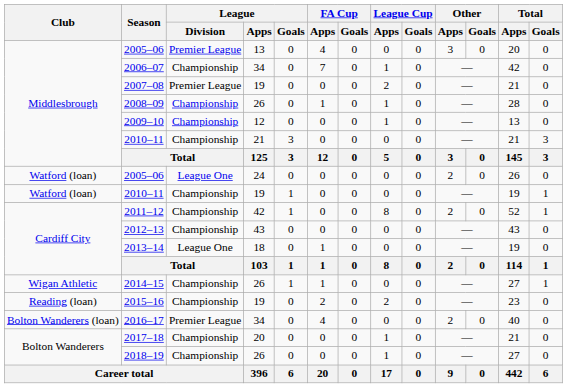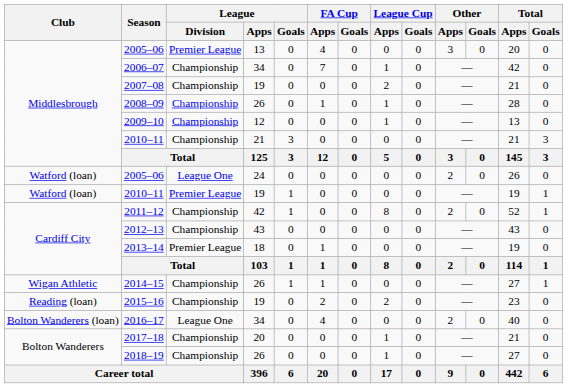(205, 85) Premier League -> (205, 85) Championship
(205, 193) Championship -> (205, 193) Premier League
(205, 247) League One -> (205, 247) Premier League
(205, 319) Premier League -> (205, 319) League One
